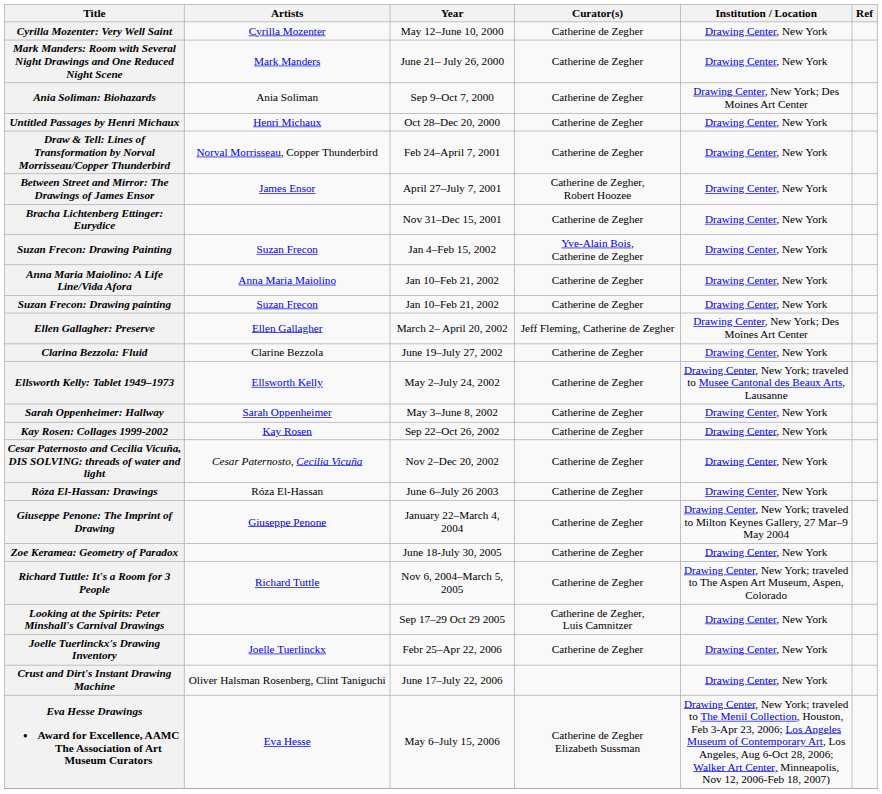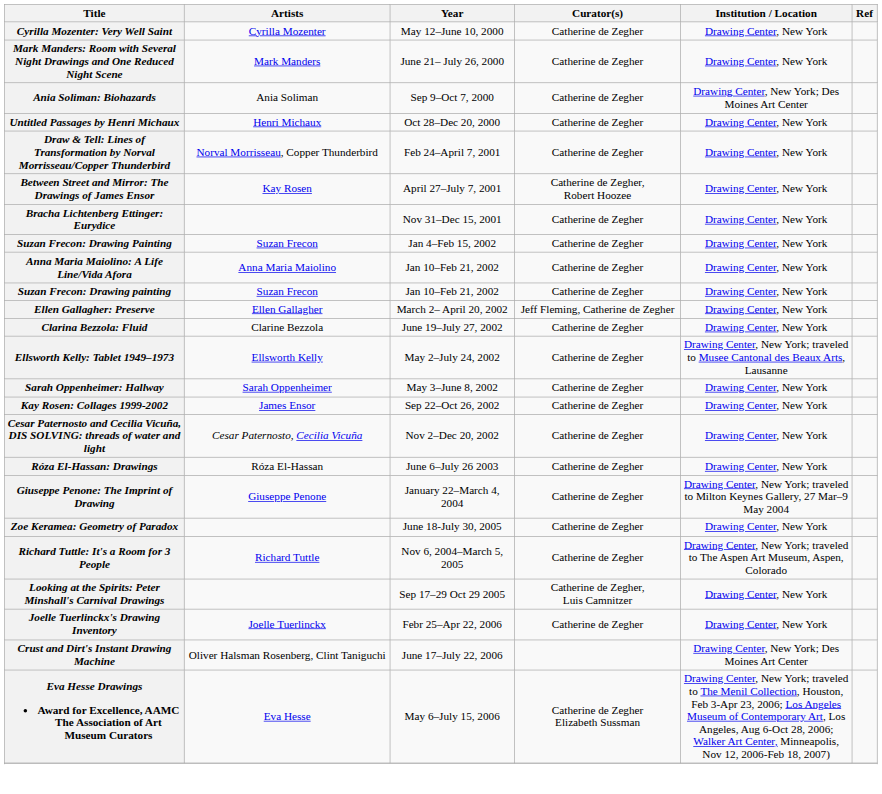(287, 189) James Ensor -> (287, 189) Kay Rosen
(598, 249) Yve-Alain Bois, Catherine de Zegher -> (598, 243) Catherine de Zegher
(766, 328) Drawing Center, New York; Des Moines Art Center -> (766, 309) Drawing Center, New York
(287, 431) Kay Rosen -> (287, 405) James Ensor
(766, 680) Drawing Center, New York -> (766, 655) Drawing Center, New York; Des Moines Art Center
